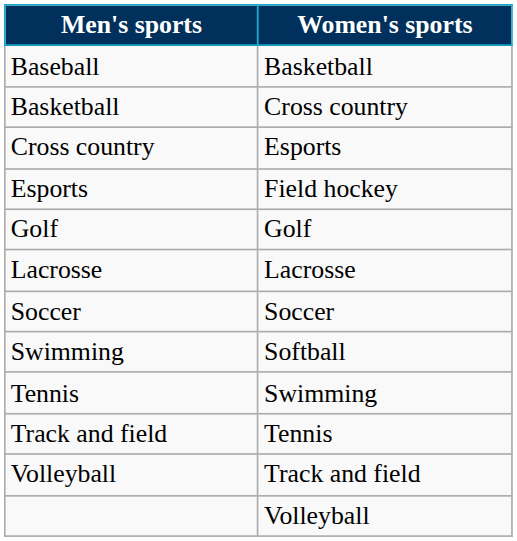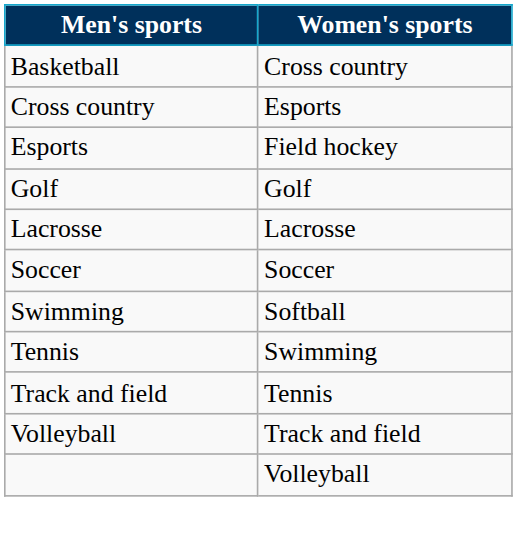- row: (55, 65)
